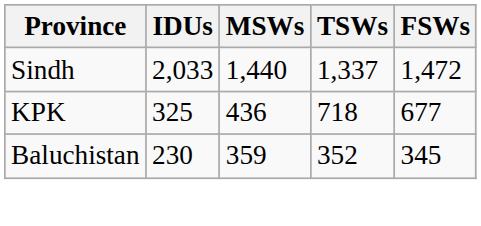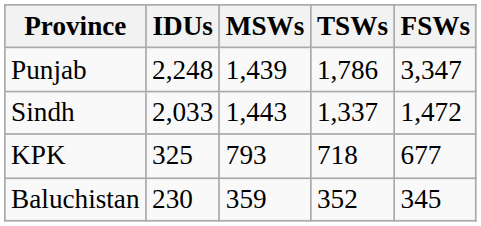+ row: (49, 69)
(256, 69) 1,440 -> (256, 112) 1,443
(246, 112) 436 -> (246, 155) 793
